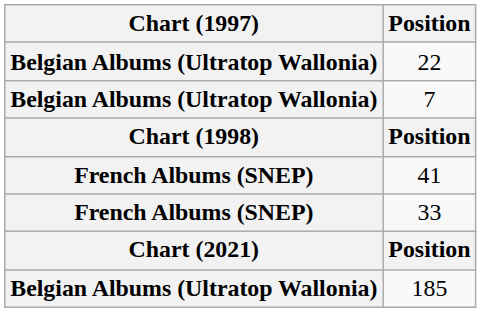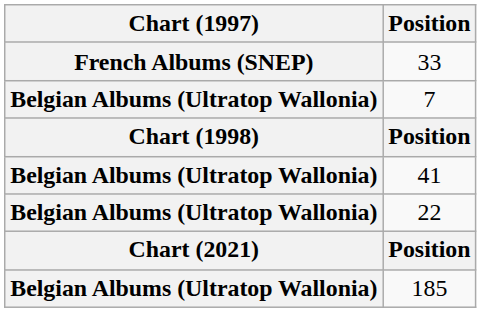rows swapped: (429, 61) <-> (429, 212)
(194, 174) French Albums (SNEP) -> (194, 174) Belgian Albums (Ultratop Wallonia)
